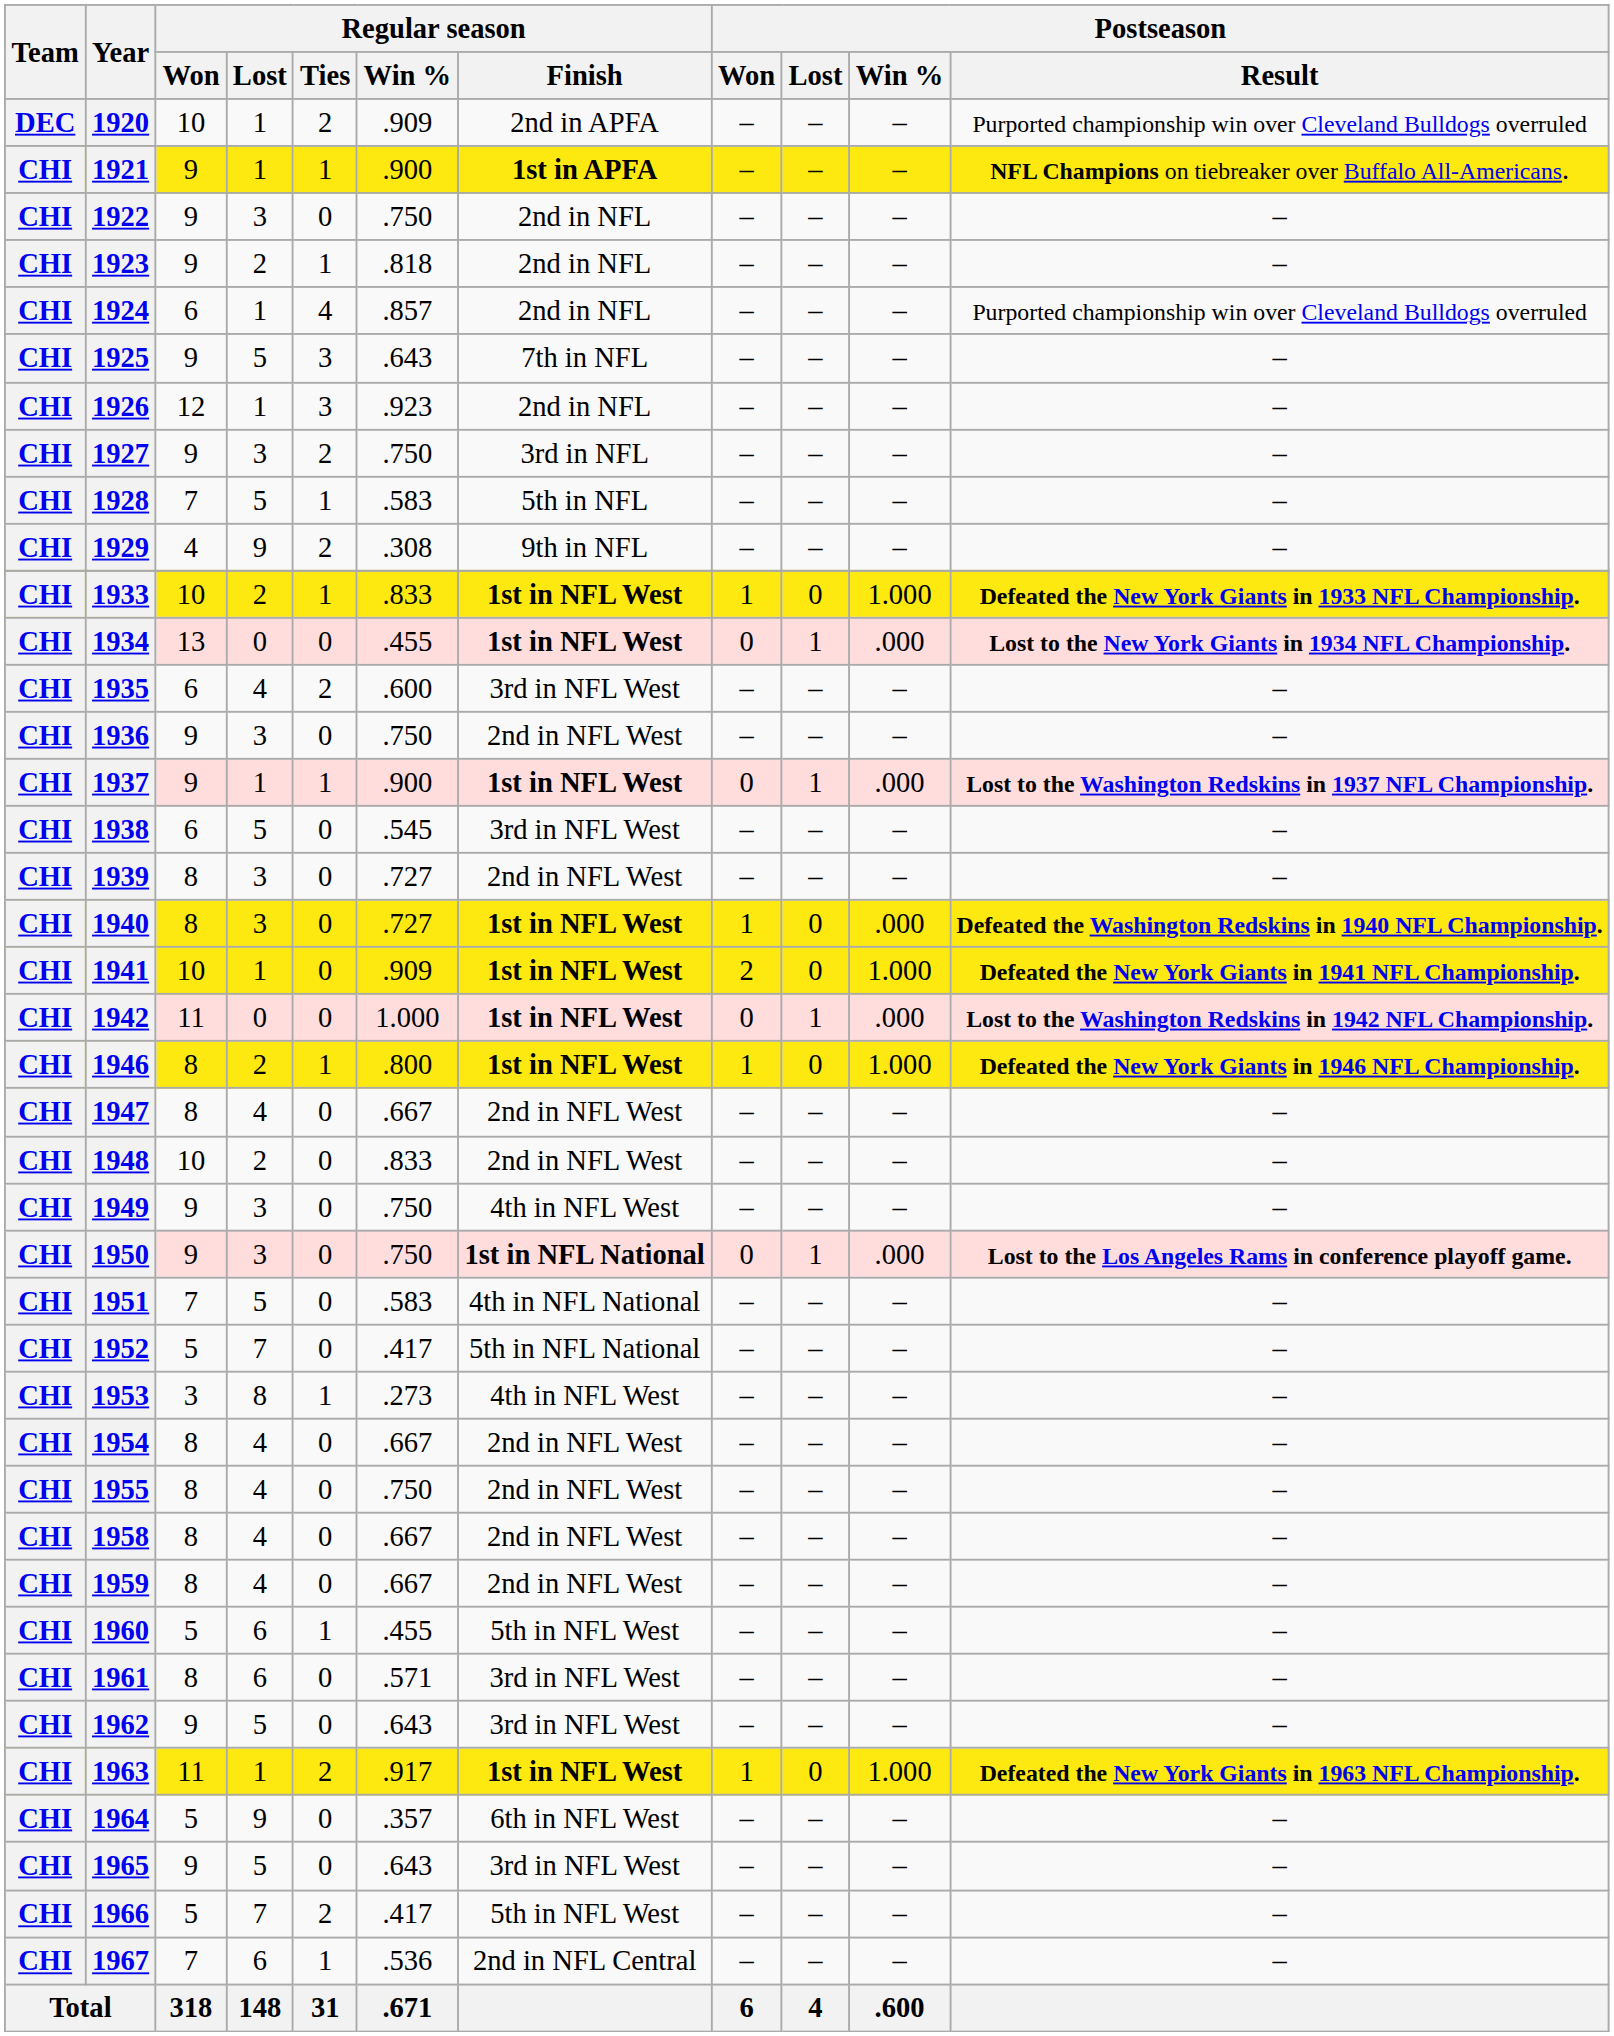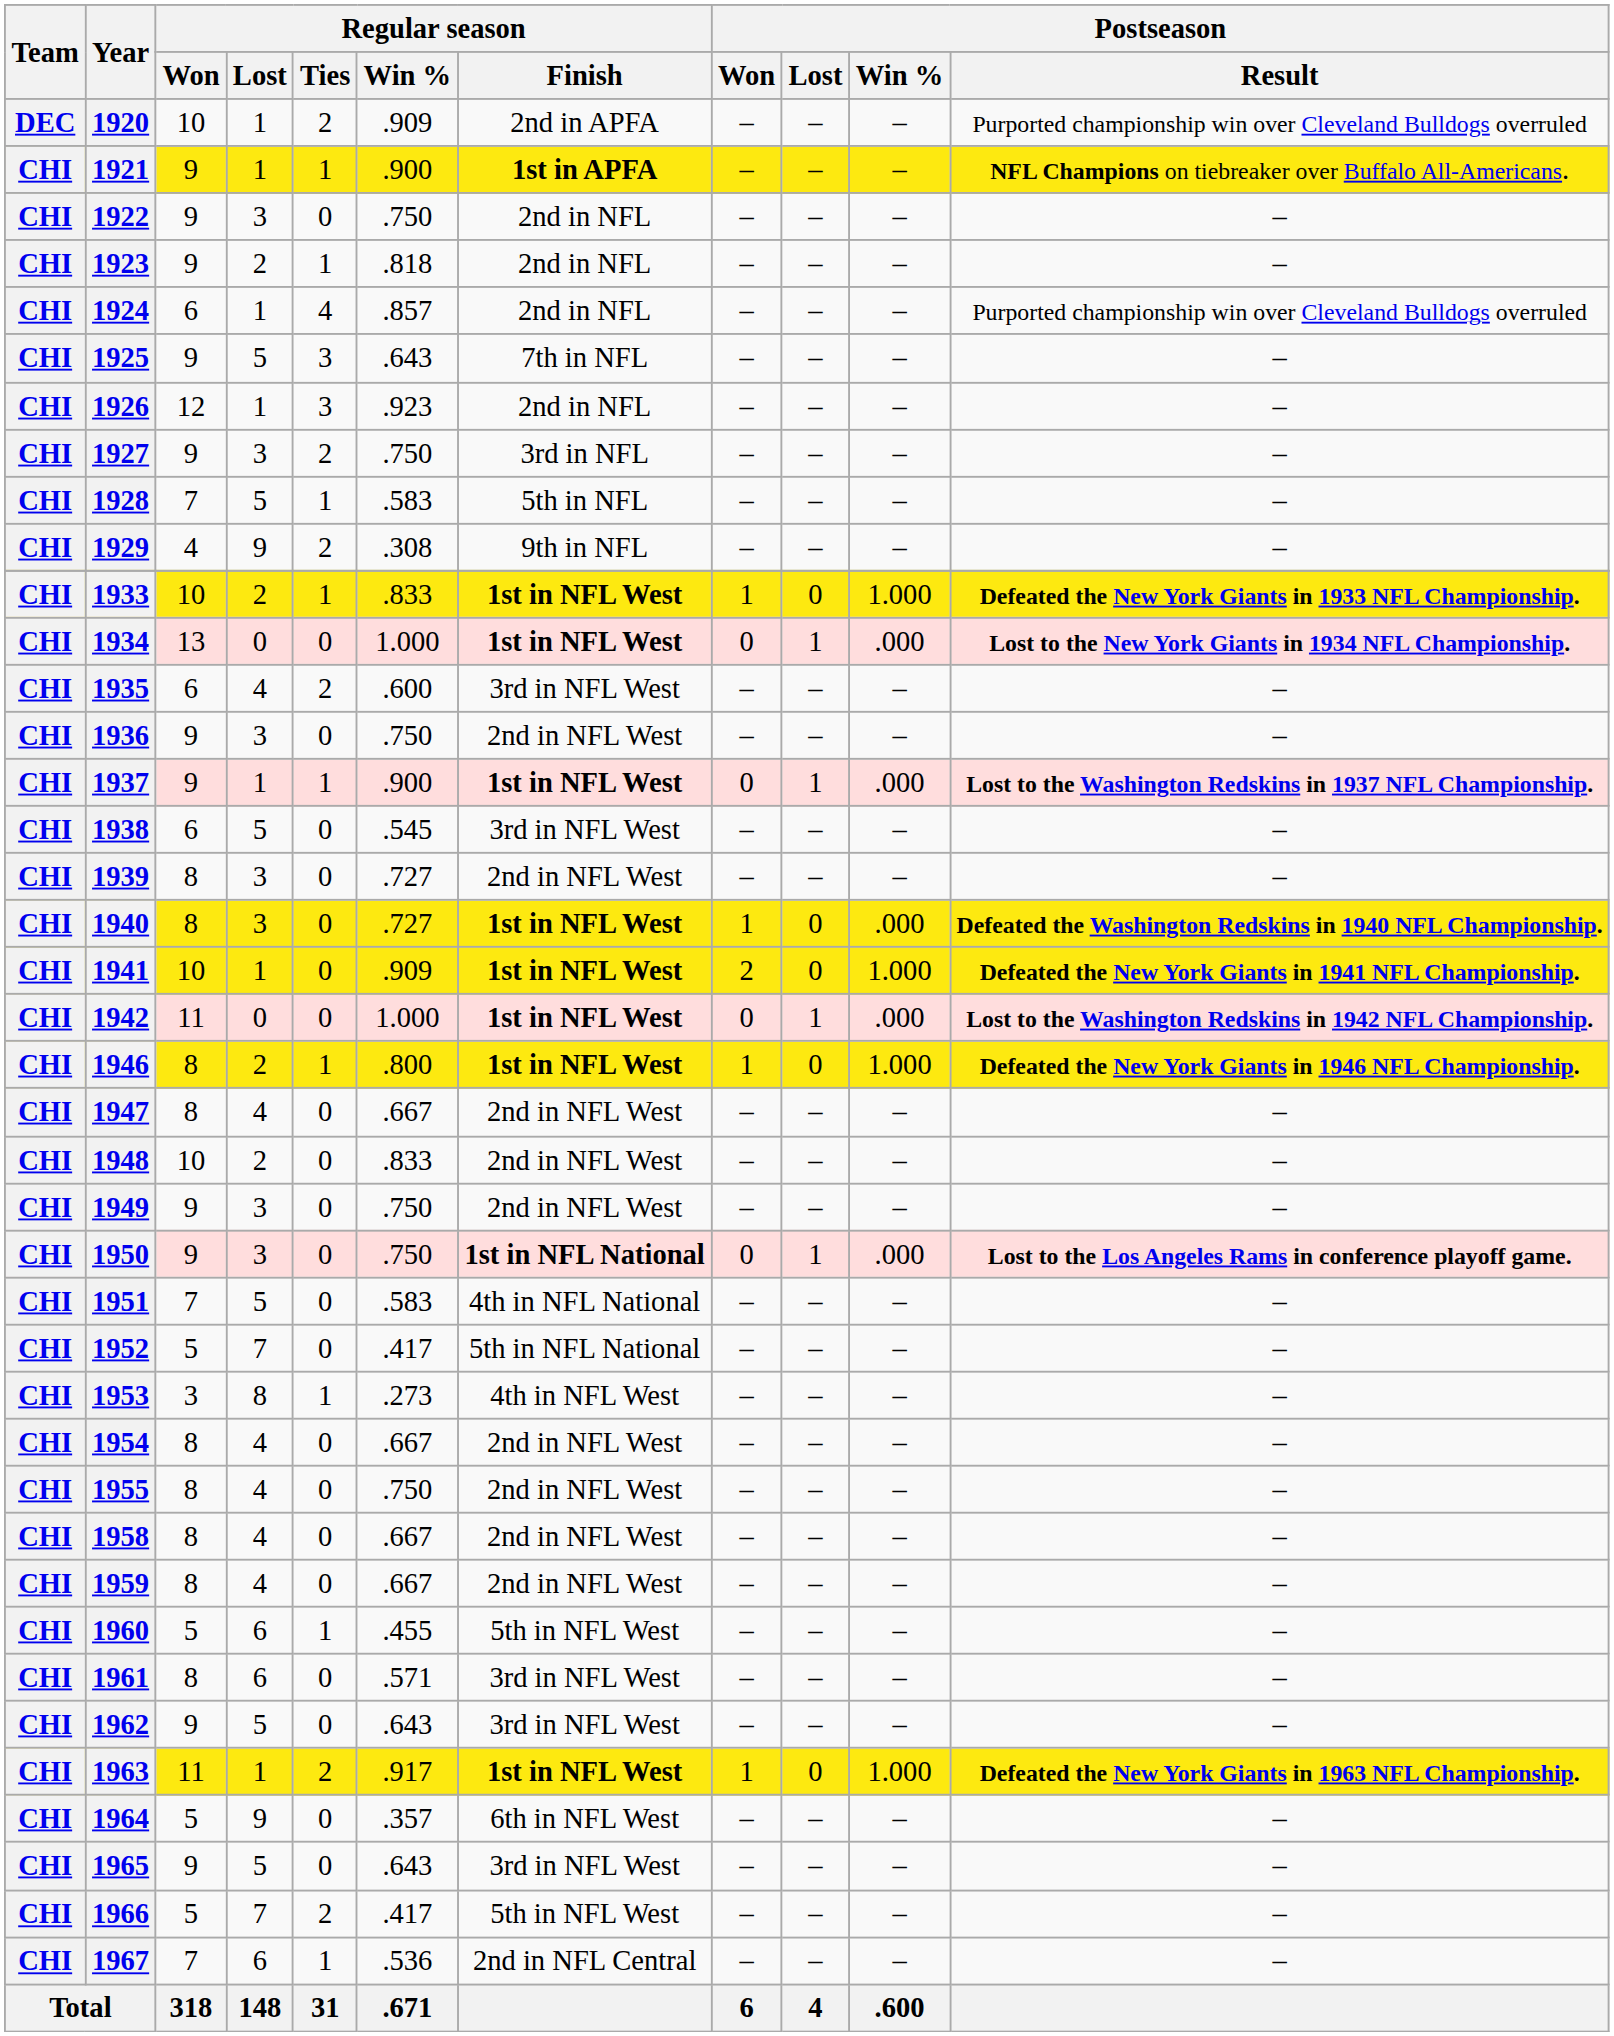(407, 640) .455 -> (407, 640) 1.000
(585, 1206) 4th in NFL West -> (585, 1206) 2nd in NFL West
